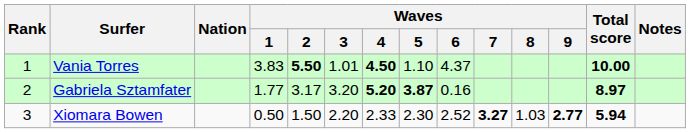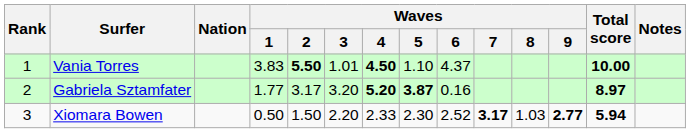(493, 115) 3.27 -> (493, 115) 3.17
